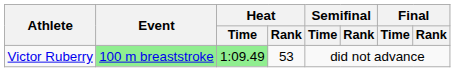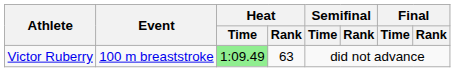(156, 57) lightgreen background -> (156, 57) no background
(286, 57) 53 -> (286, 57) 63
